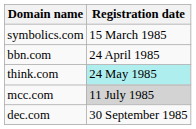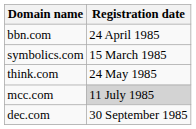rows swapped: (45, 34) <-> (29, 54)
(123, 74) paleturquoise background -> (123, 74) no background
